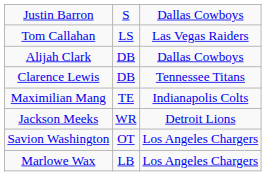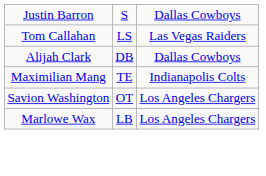- row: (58, 77)
- row: (58, 118)
